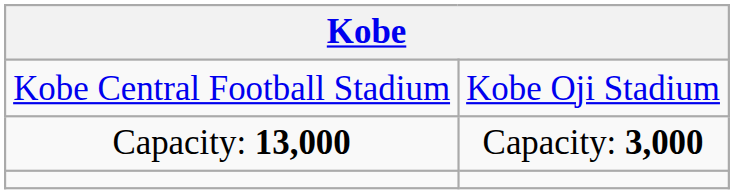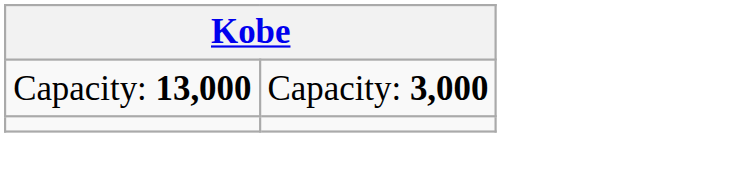- row: (232, 87)
